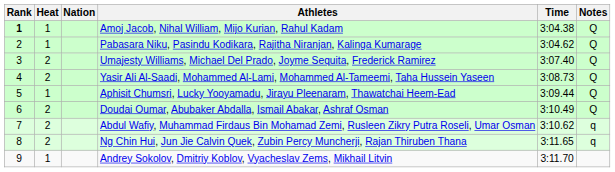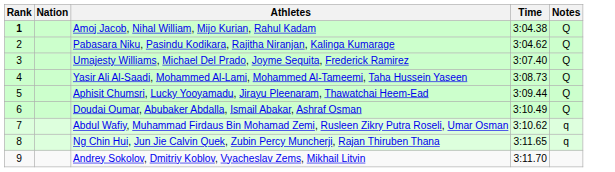- column: (48, 12)
